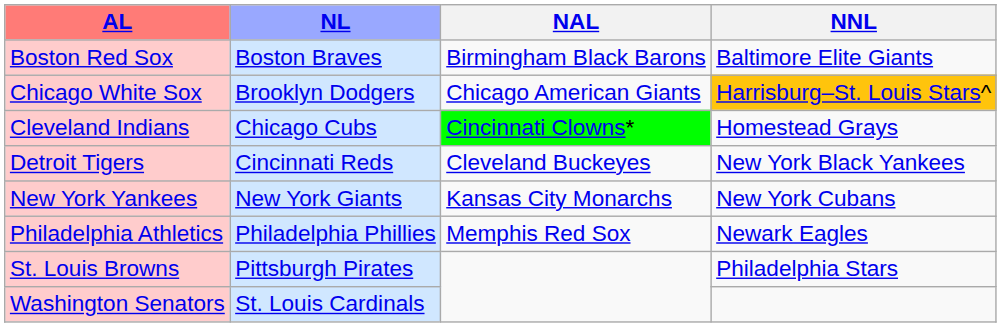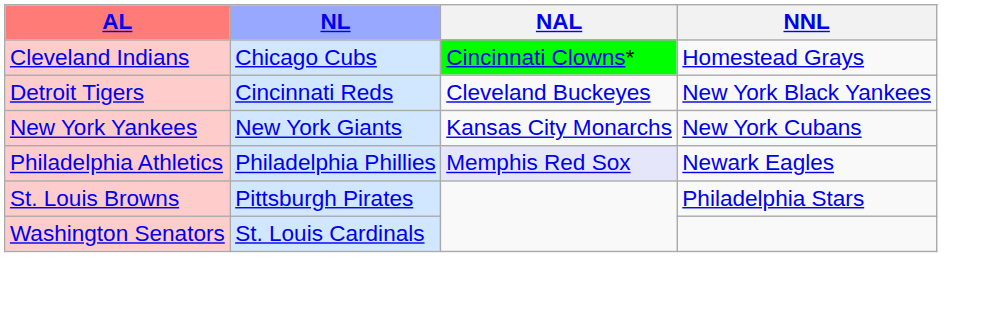- row: (91, 57)
- row: (106, 92)
(538, 233) no background -> (538, 163) lavender background
